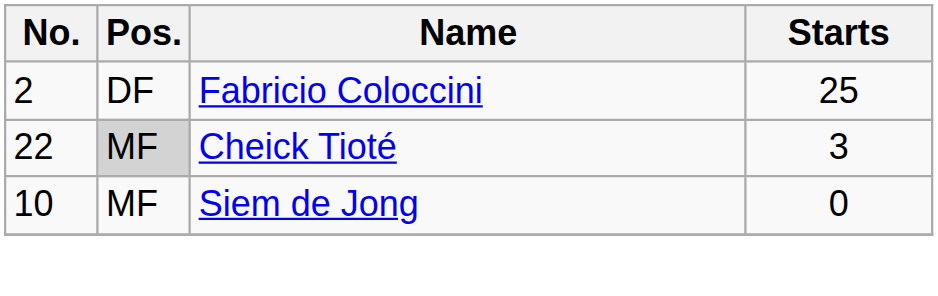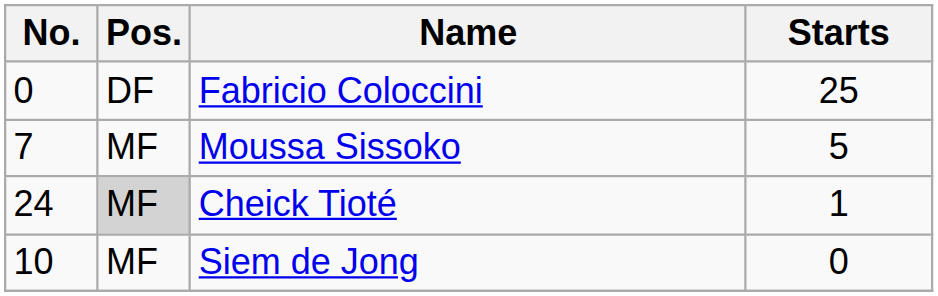(23, 90) 2 -> (23, 90) 0
+ row: (330, 147)
(33, 147) 22 -> (33, 204) 24
(839, 147) 3 -> (839, 204) 1
